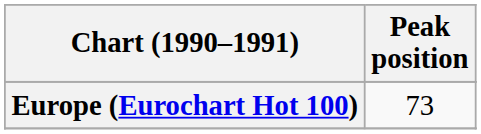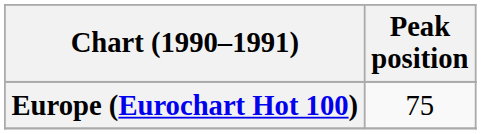(420, 104) 73 -> (420, 104) 75
